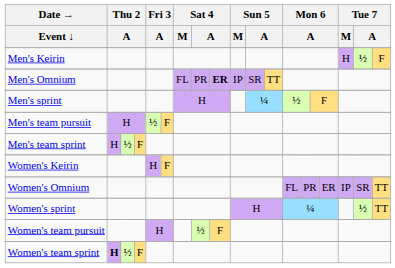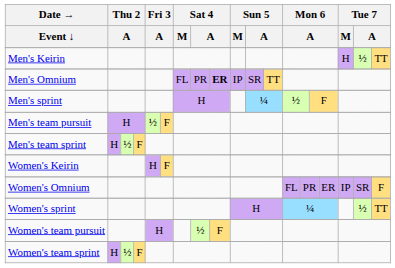(381, 58) F -> (381, 58) TT
(381, 187) TT -> (381, 187) F
(114, 251) bold -> (114, 251) normal
